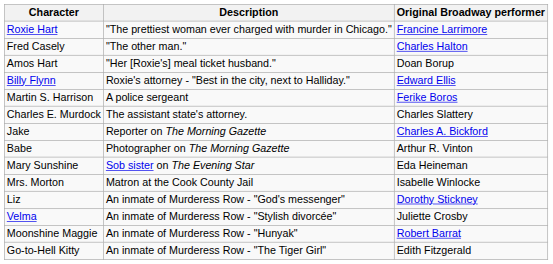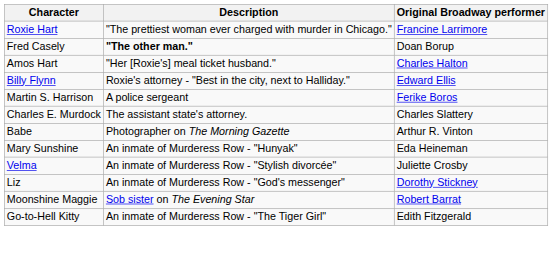(146, 47) normal -> (149, 47) bold
(432, 47) Charles Halton -> (425, 47) Doan Borup
(425, 64) Doan Borup -> (432, 64) Charles Halton
- row: (18, 132)
(180, 166) Sob sister on The Evening Star -> (202, 149) An inmate of Murderess Row - "Hunyak"
- row: (35, 183)
rows swapped: (22, 217) <-> (14, 200)
(202, 234) An inmate of Murderess Row - "Hunyak" -> (180, 200) Sob sister on The Evening Star
